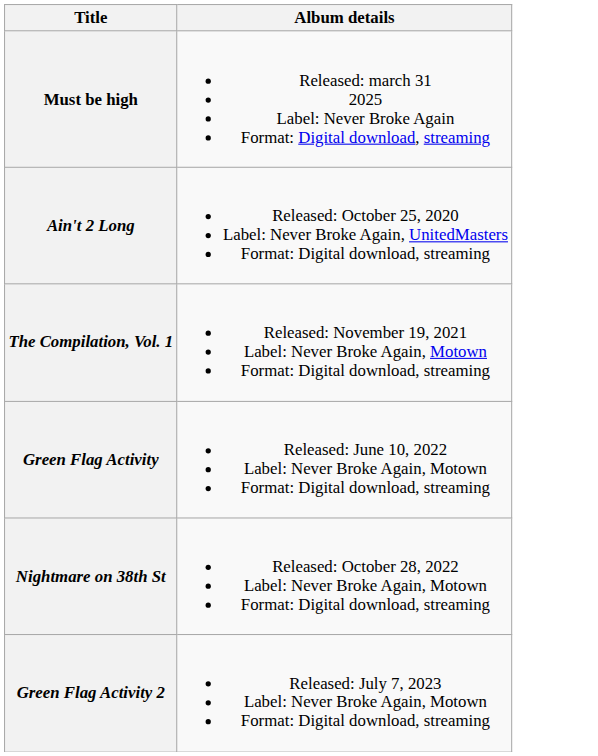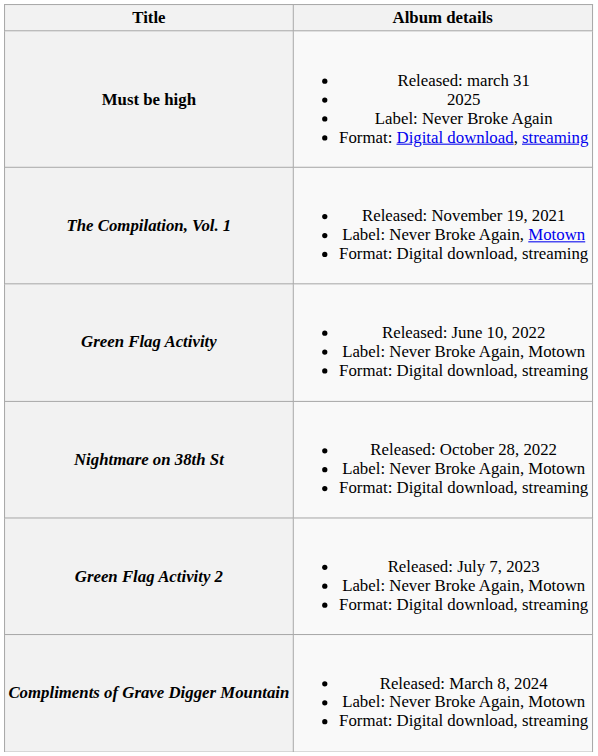- row: (91, 225)
+ row: (149, 693)
